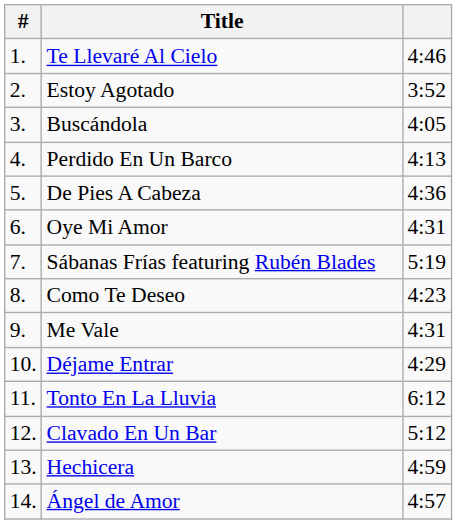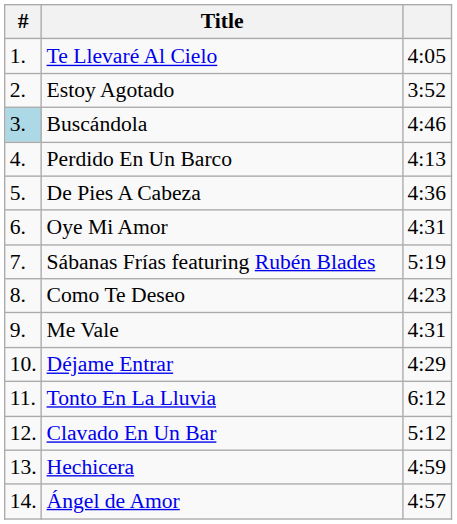(427, 55) 4:46 -> (427, 55) 4:05
(18, 124) no background -> (18, 124) lightblue background
(427, 124) 4:05 -> (427, 124) 4:46
